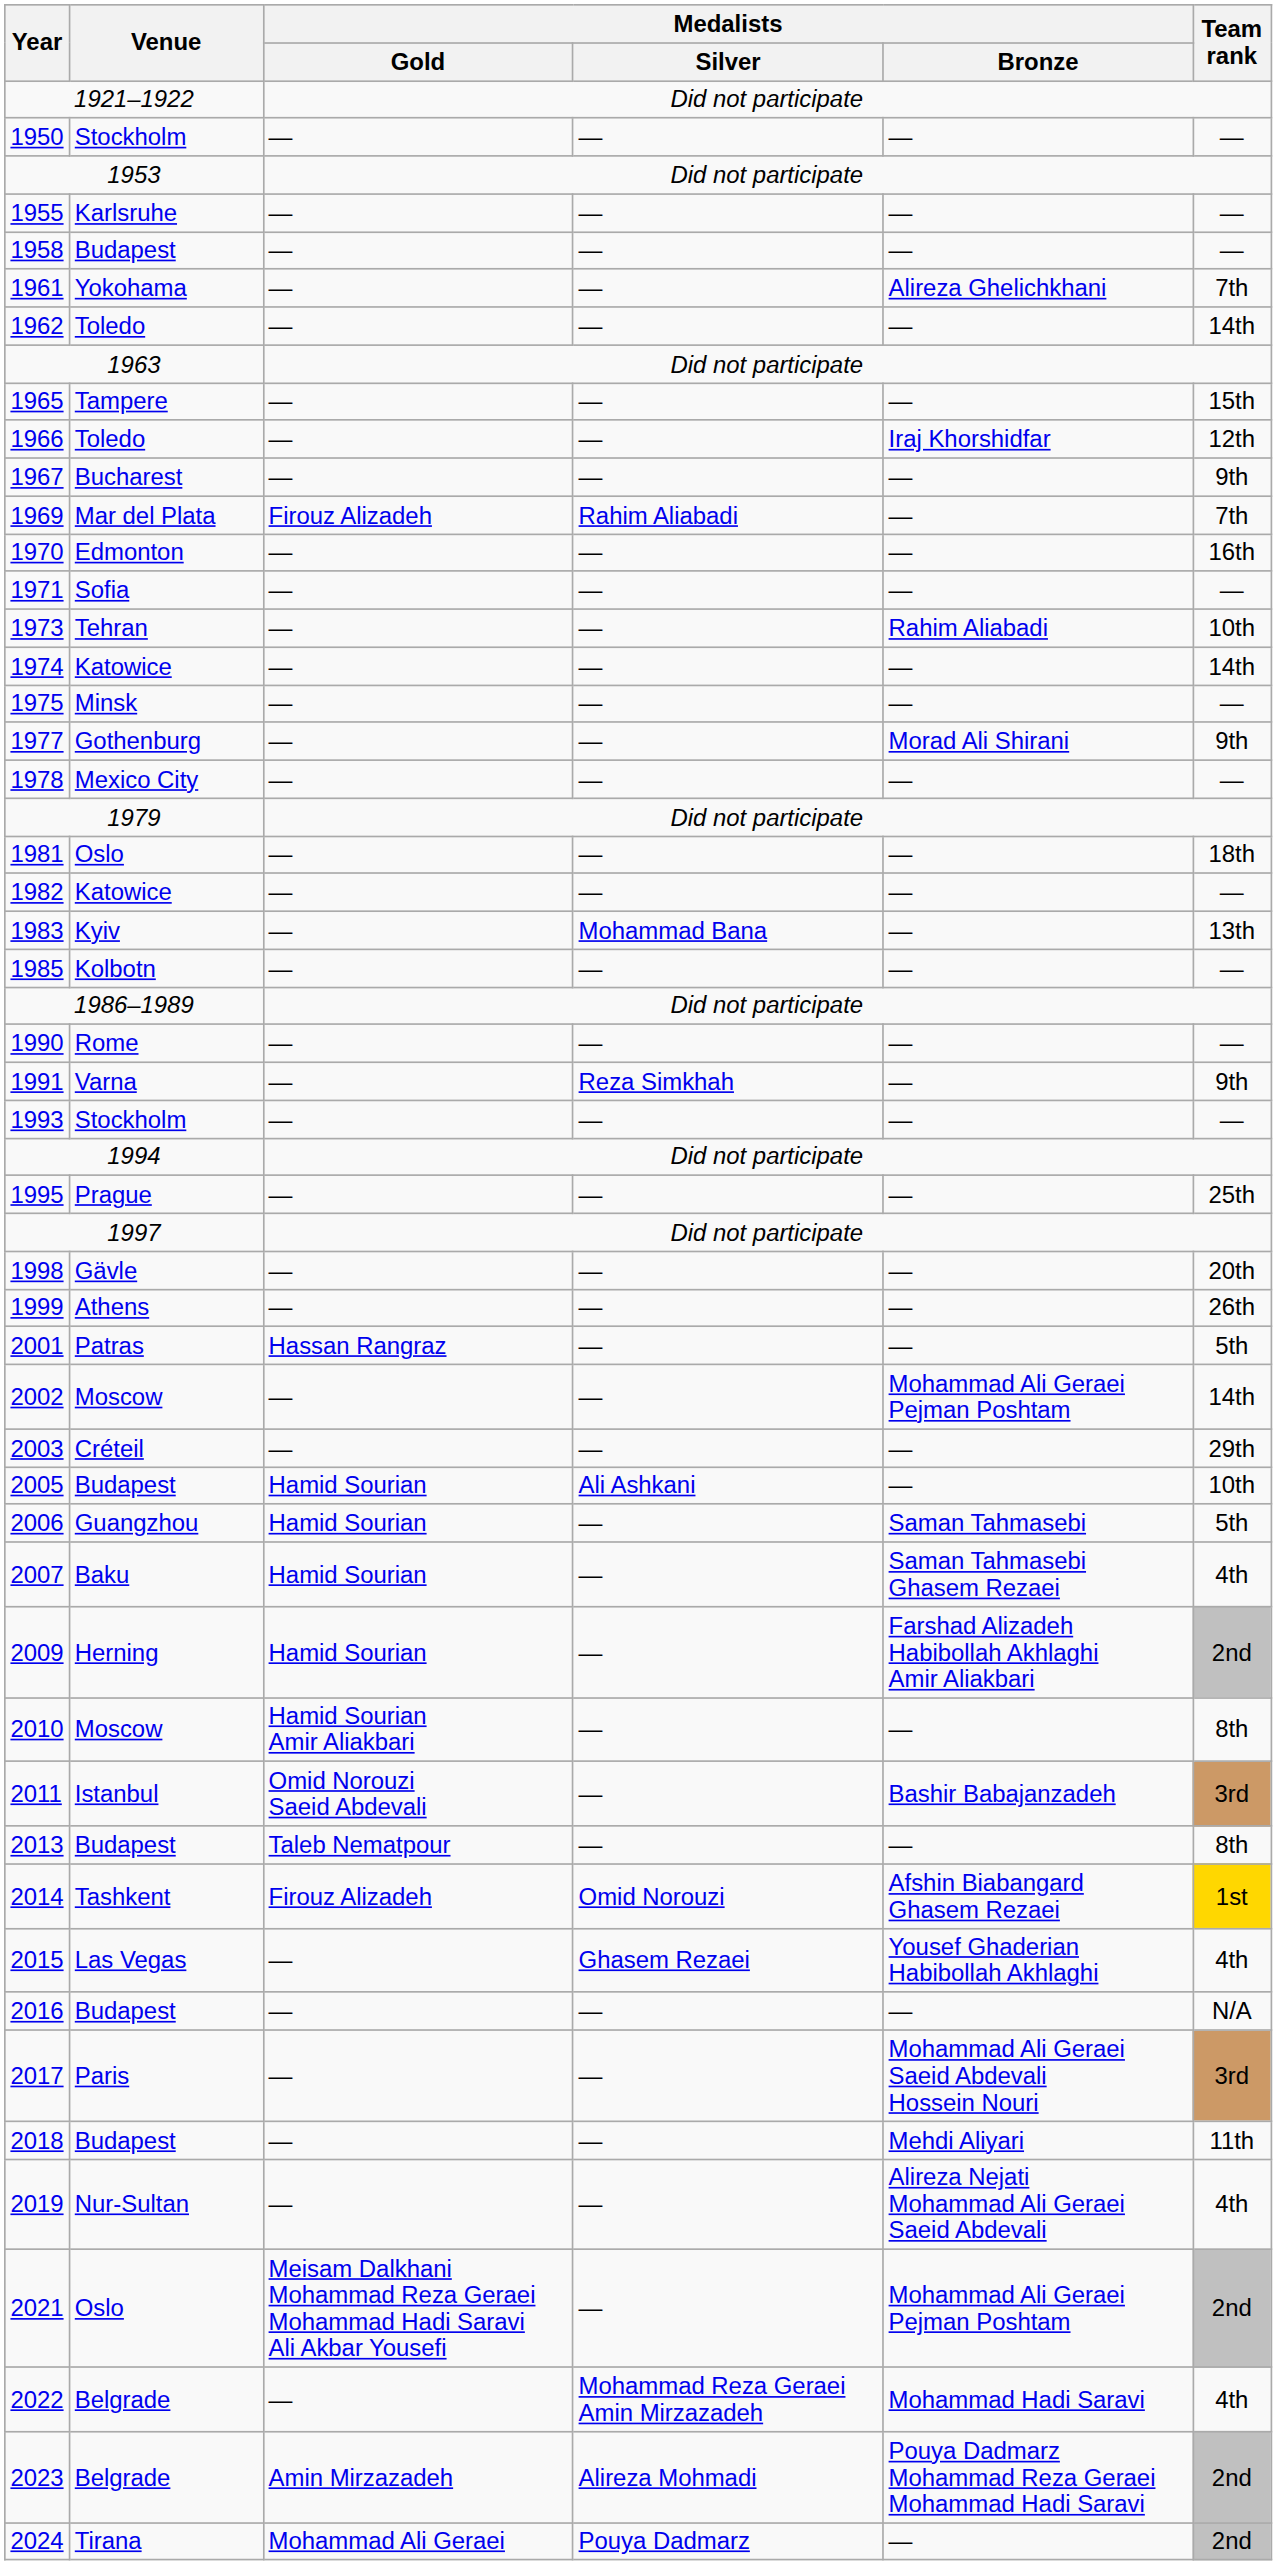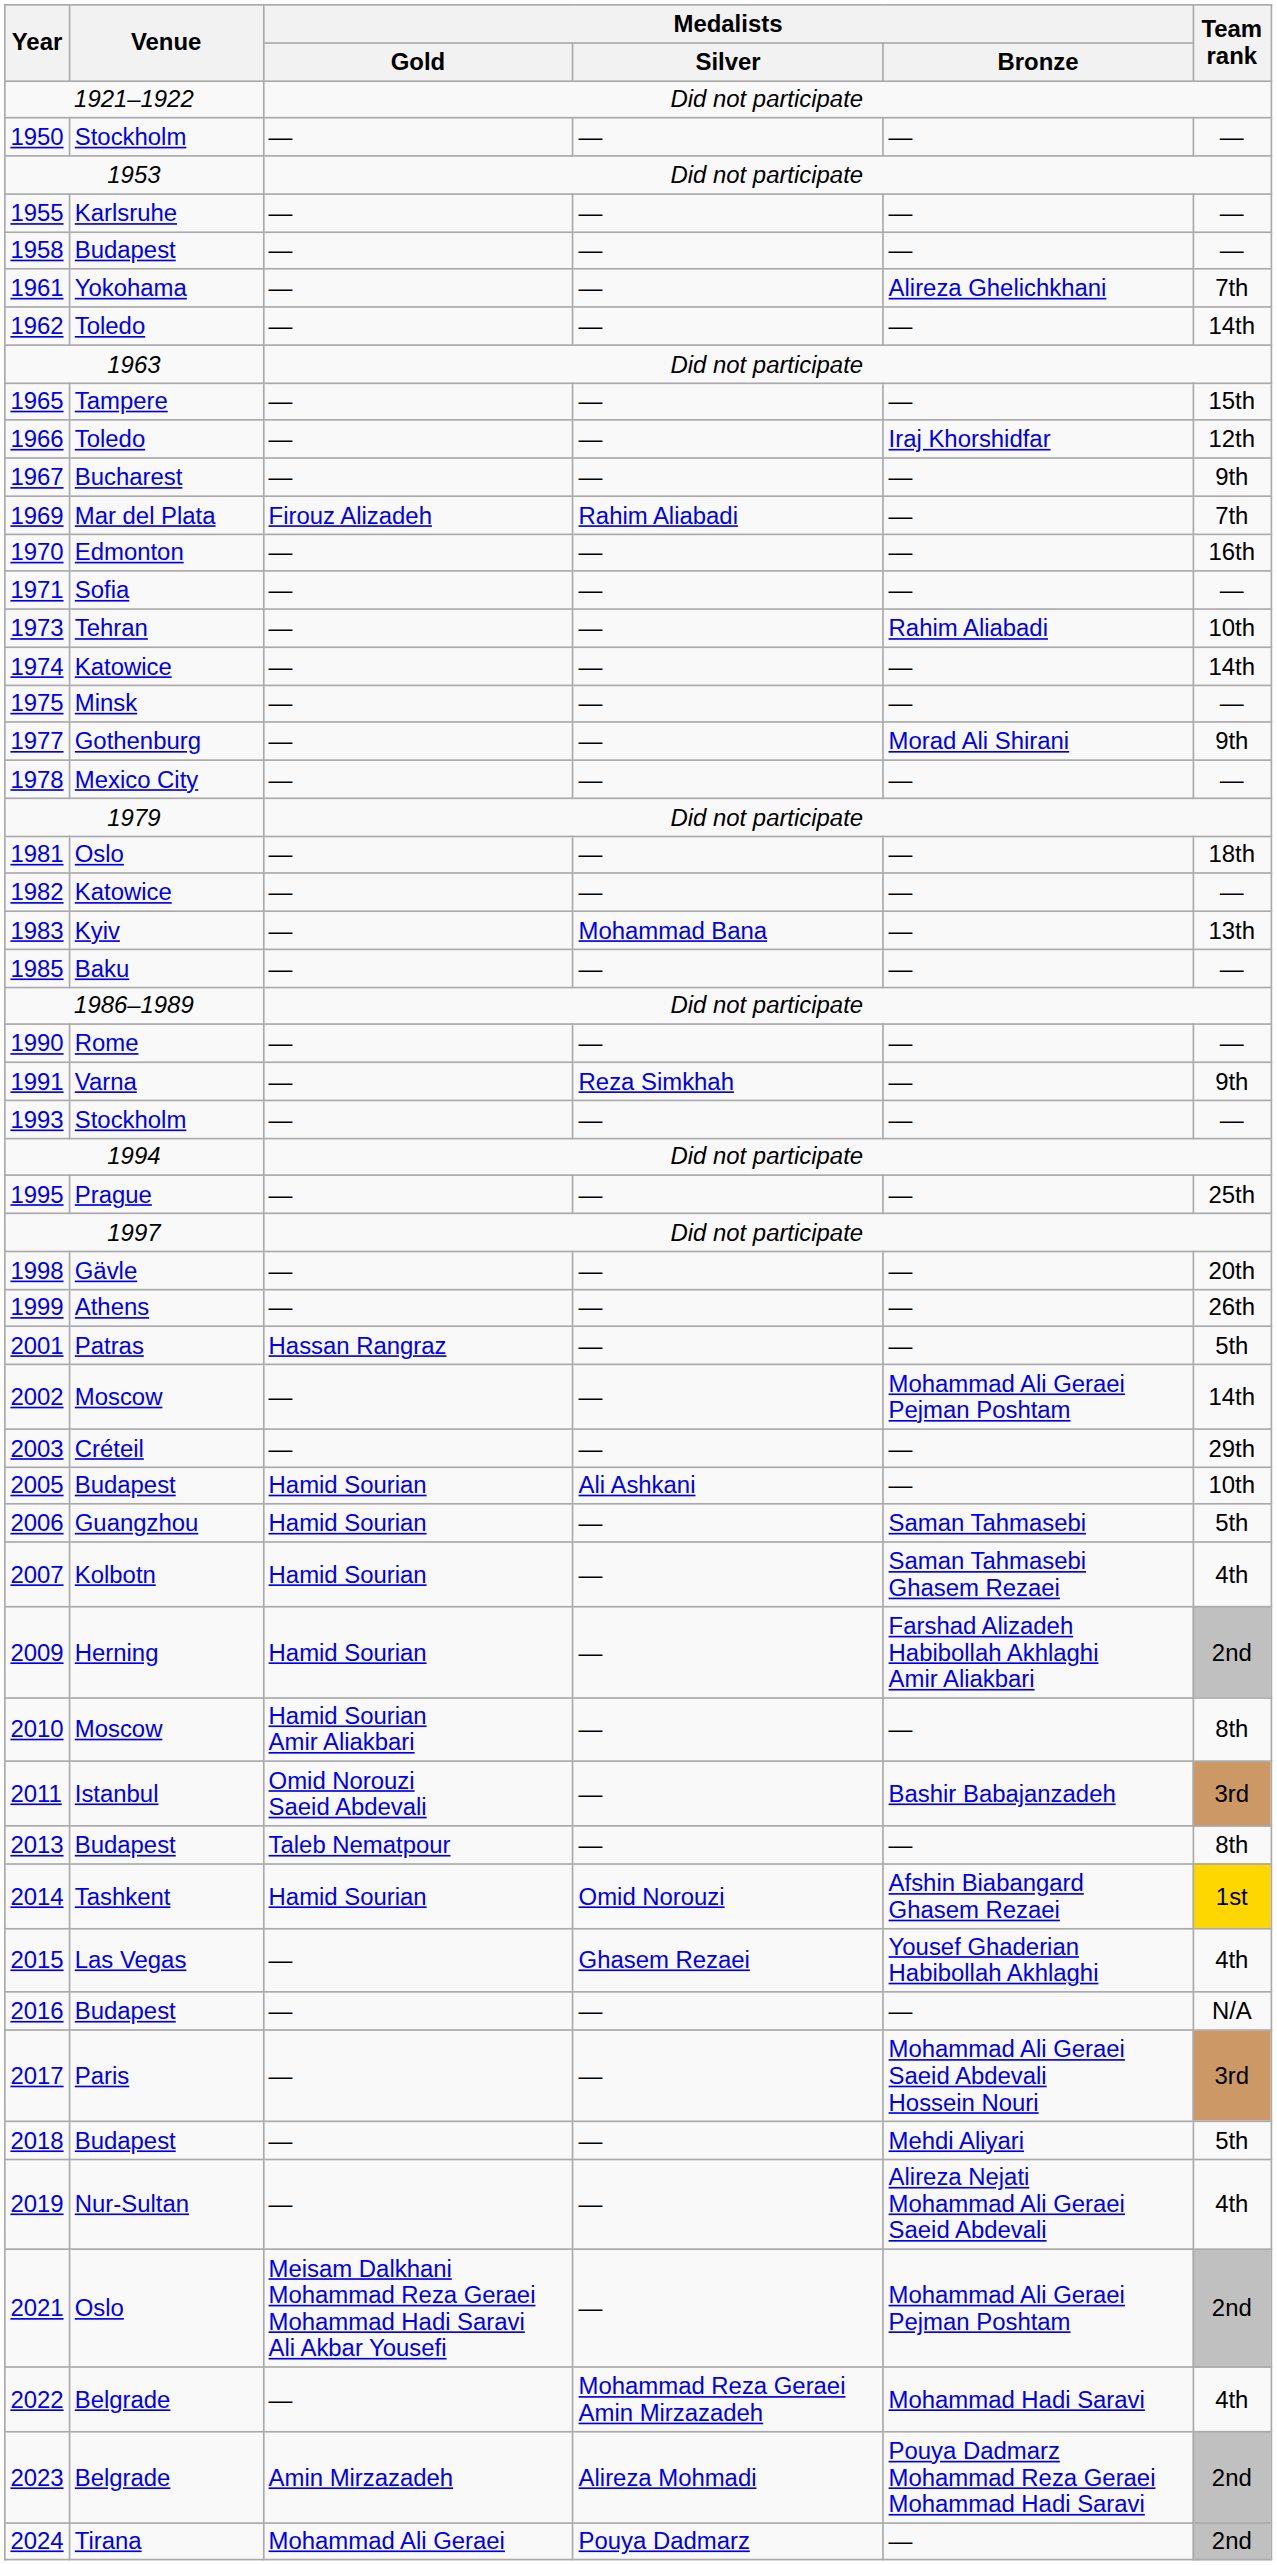(115, 968) Kolbotn -> (102, 968) Baku
(102, 1575) Baku -> (115, 1575) Kolbotn
(350, 1896) Firouz Alizadeh -> (348, 1896) Hamid Sourian
(1232, 2140) 11th -> (1232, 2140) 5th
